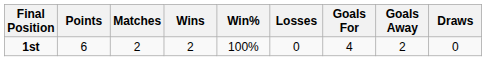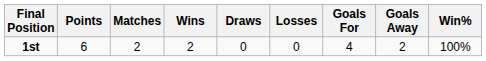columns swapped: (455, 21) <-> (243, 21)
